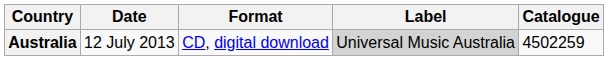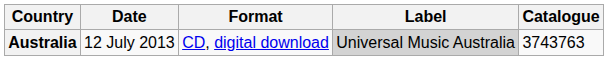(554, 42) 4502259 -> (554, 42) 3743763
